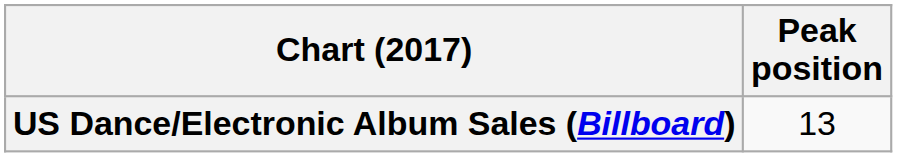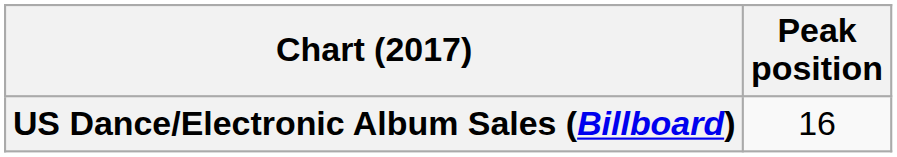(817, 123) 13 -> (817, 123) 16
